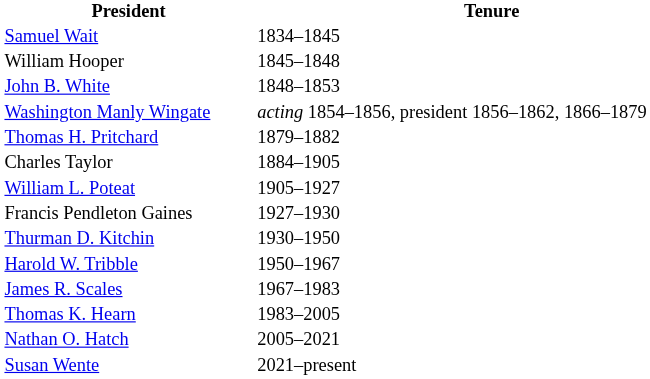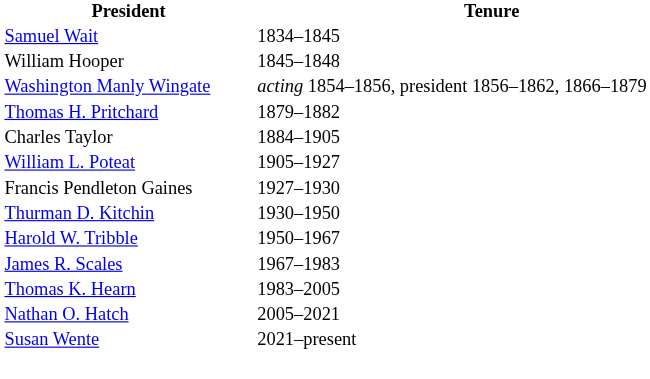- row: (57, 86)
